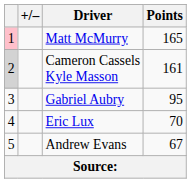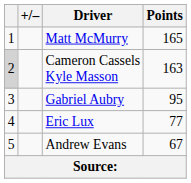(11, 38) pink background -> (11, 38) no background
(173, 69) 161 -> (173, 69) 163
(176, 122) 70 -> (176, 122) 77
